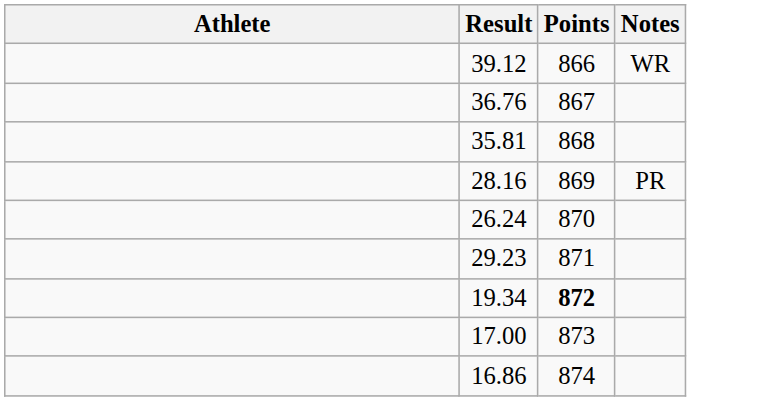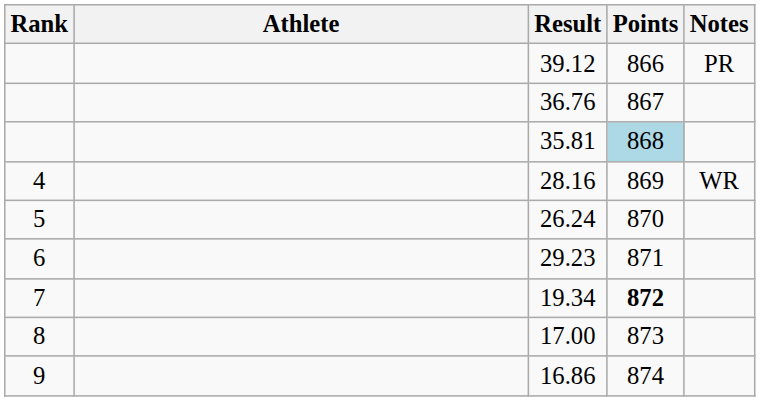+ column: (39, 24)
(650, 63) WR -> (719, 63) PR
(577, 141) no background -> (646, 141) lightblue background
(650, 180) PR -> (719, 180) WR
